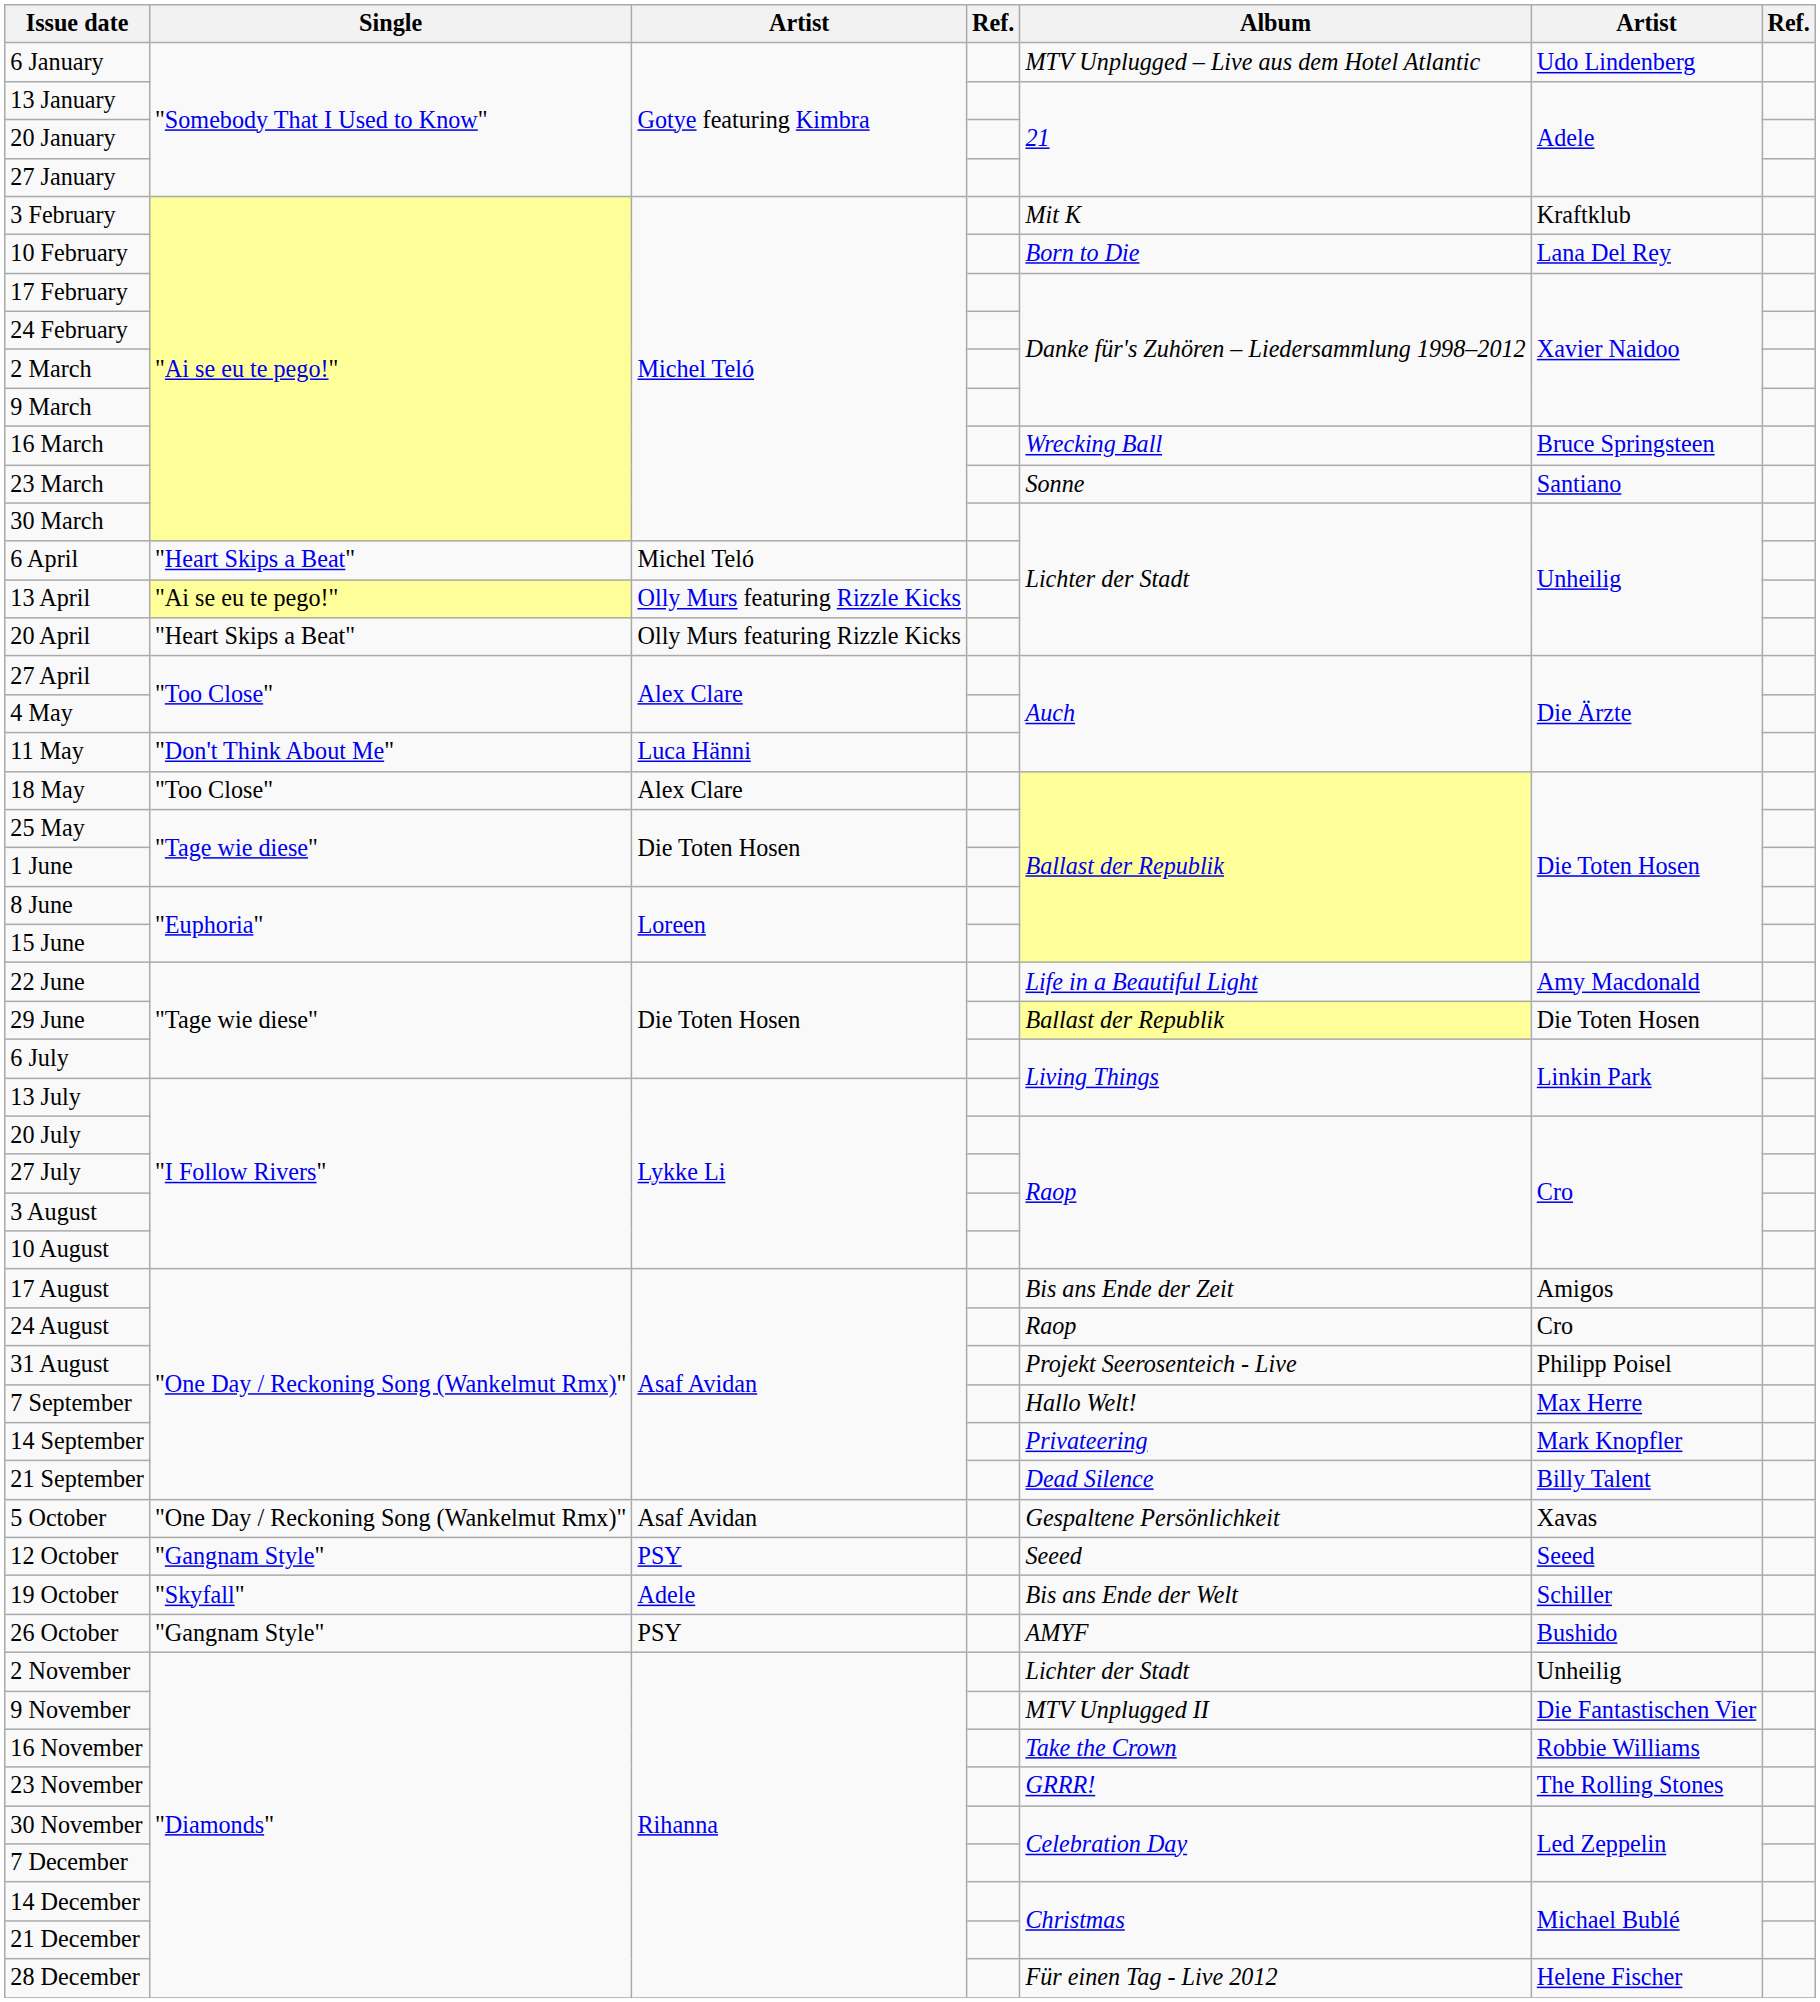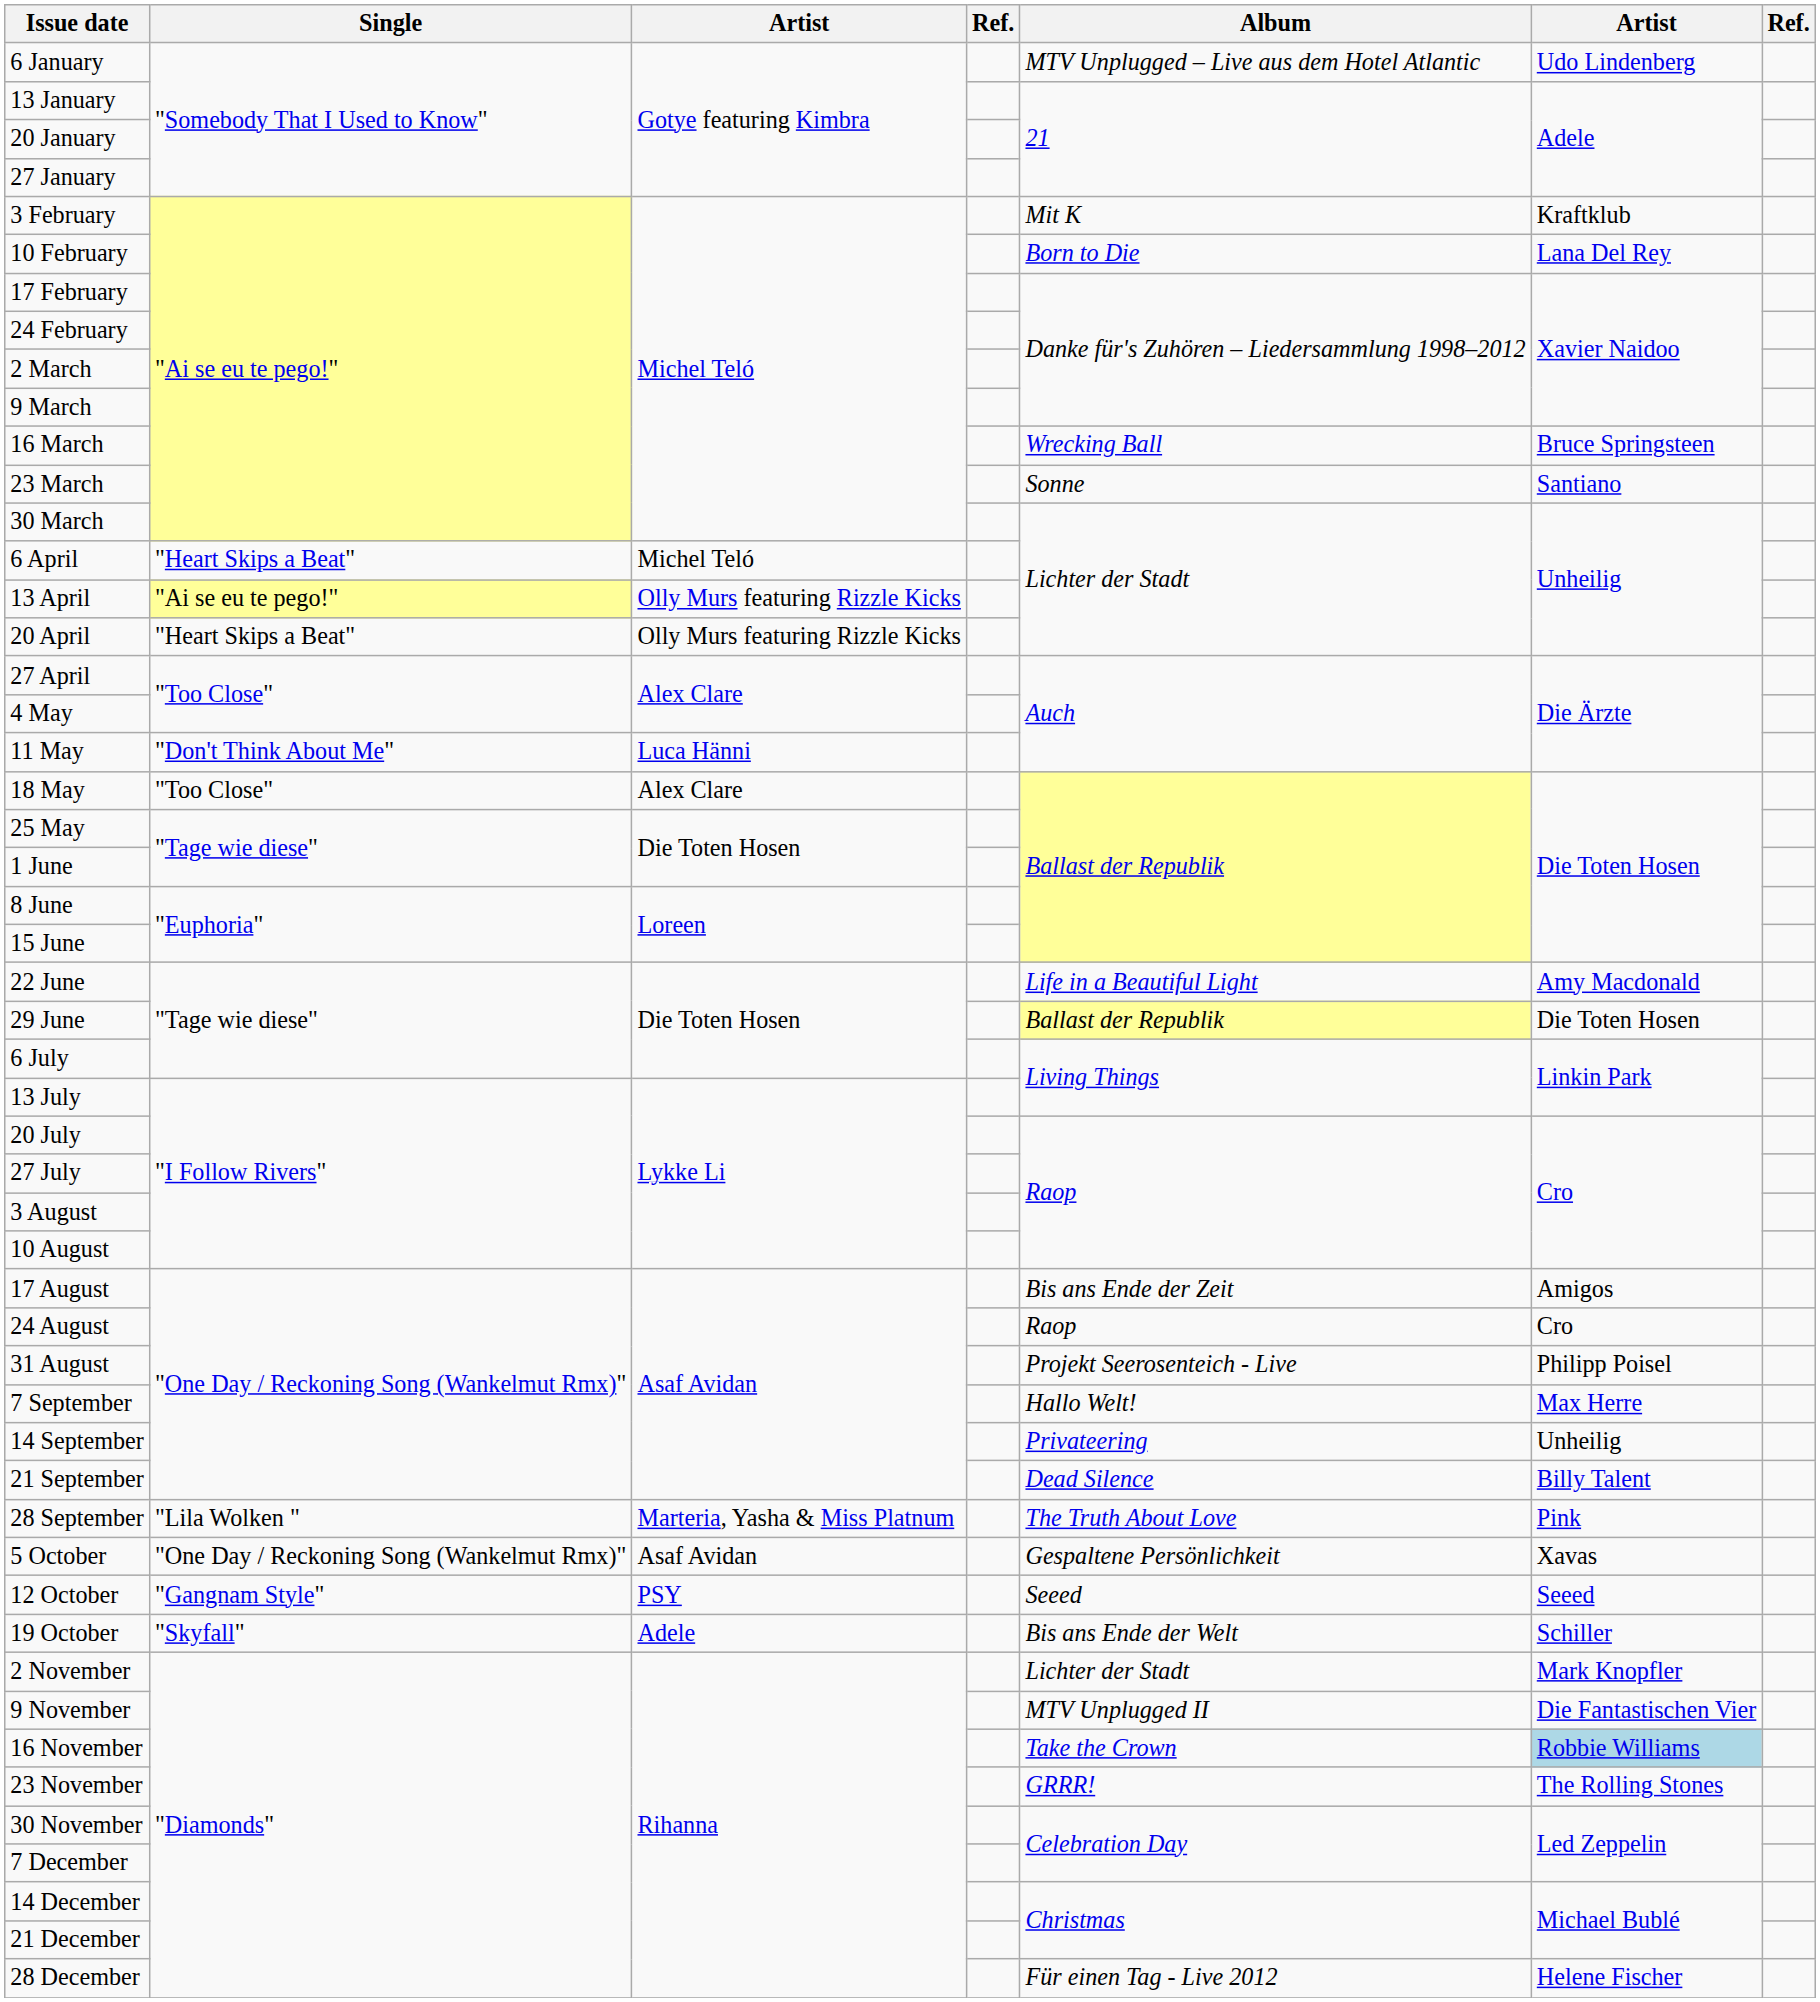(1610, 1441) Mark Knopfler -> (1579, 1441) Unheilig
+ row: (77, 1517)
- row: (64, 1632)
(1579, 1671) Unheilig -> (1610, 1671) Mark Knopfler
(1618, 1747) no background -> (1618, 1747) lightblue background
